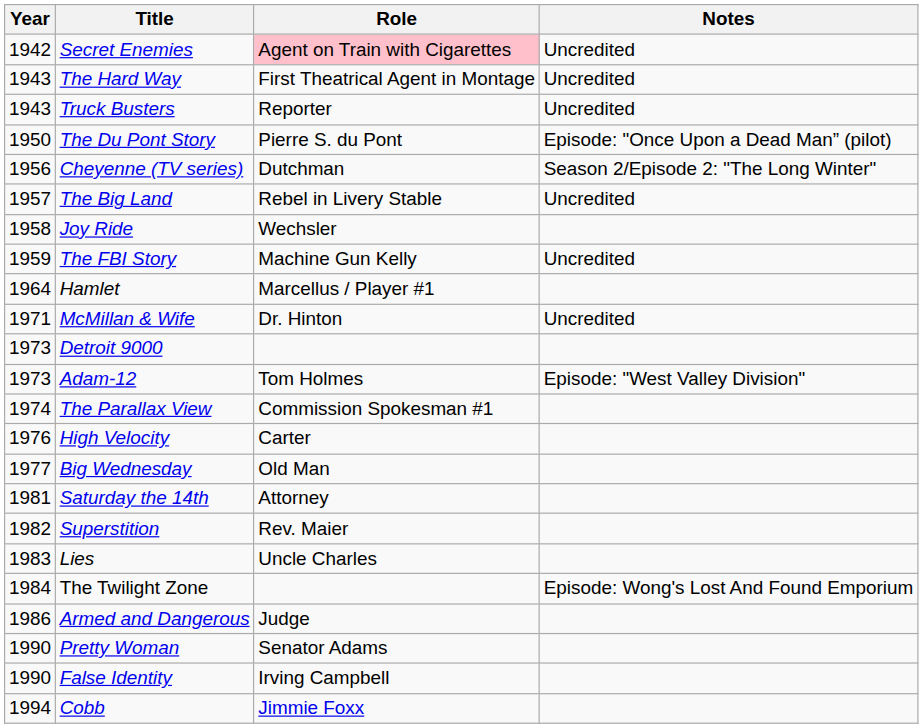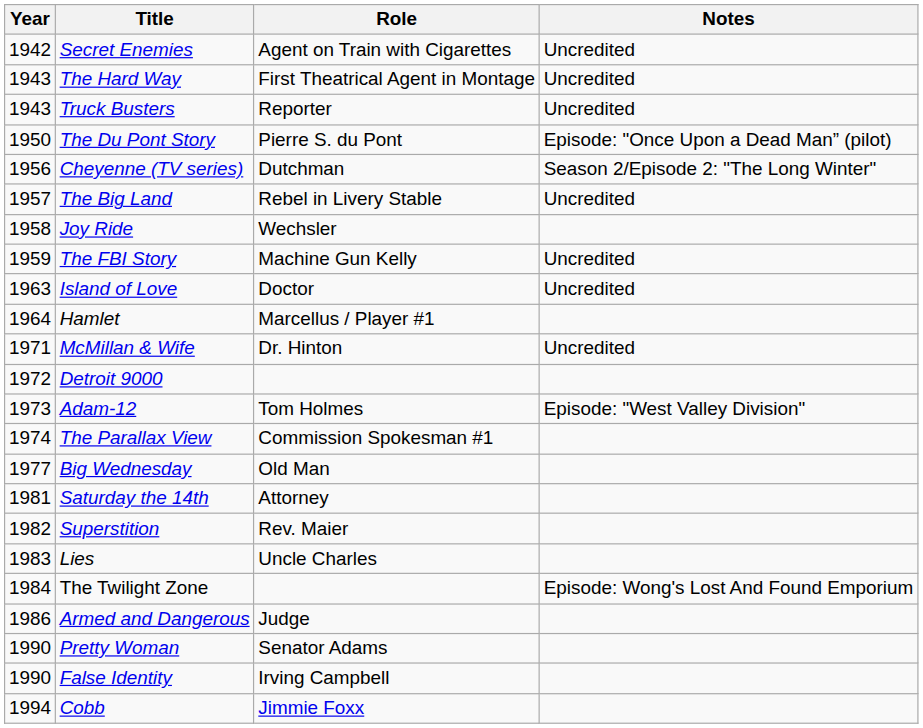(385, 49) pink background -> (385, 49) no background
+ row: (118, 288)
(30, 348) 1973 -> (30, 378) 1972
- row: (114, 438)
